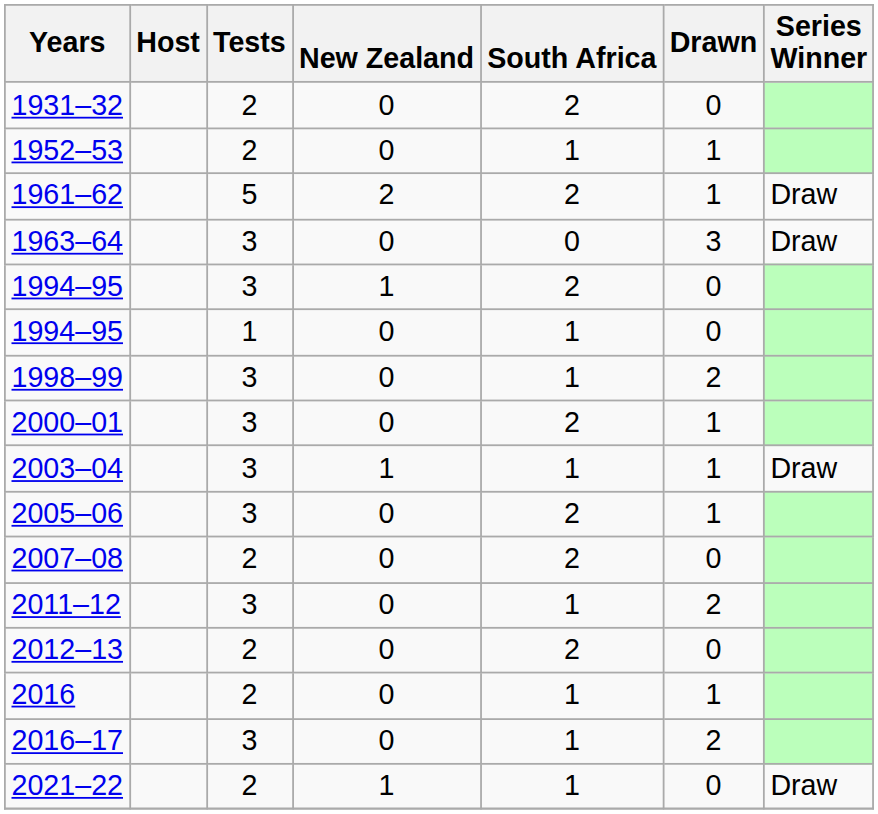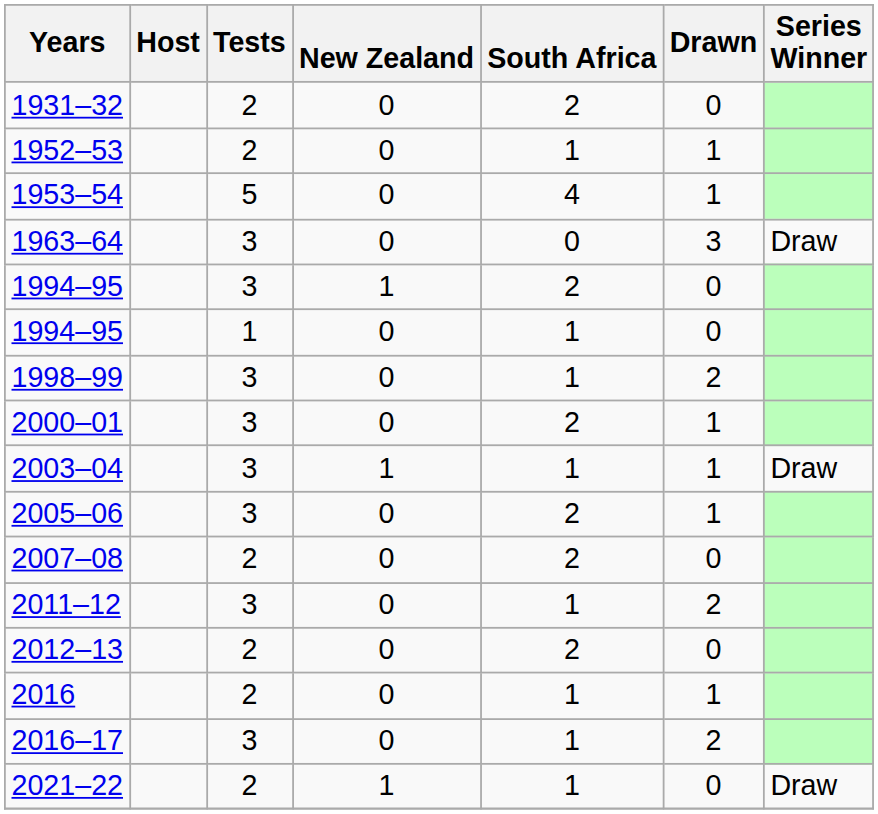+ row: (67, 195)
- row: (67, 195)
